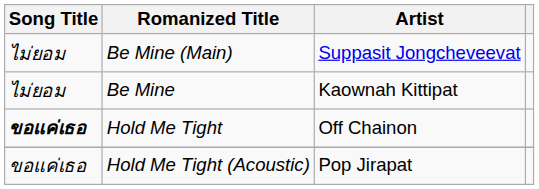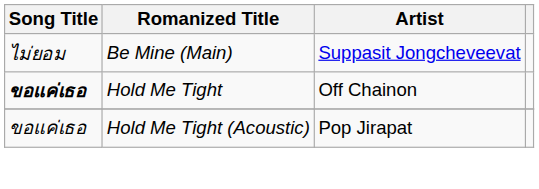- row: (141, 90)
